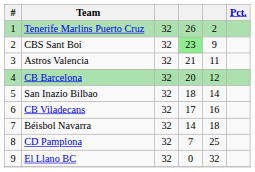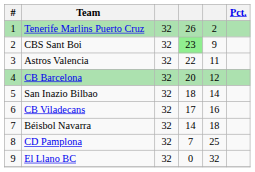(190, 61) 21 -> (190, 61) 22
